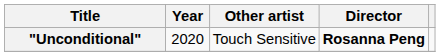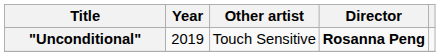(188, 39) 2020 -> (188, 39) 2019
